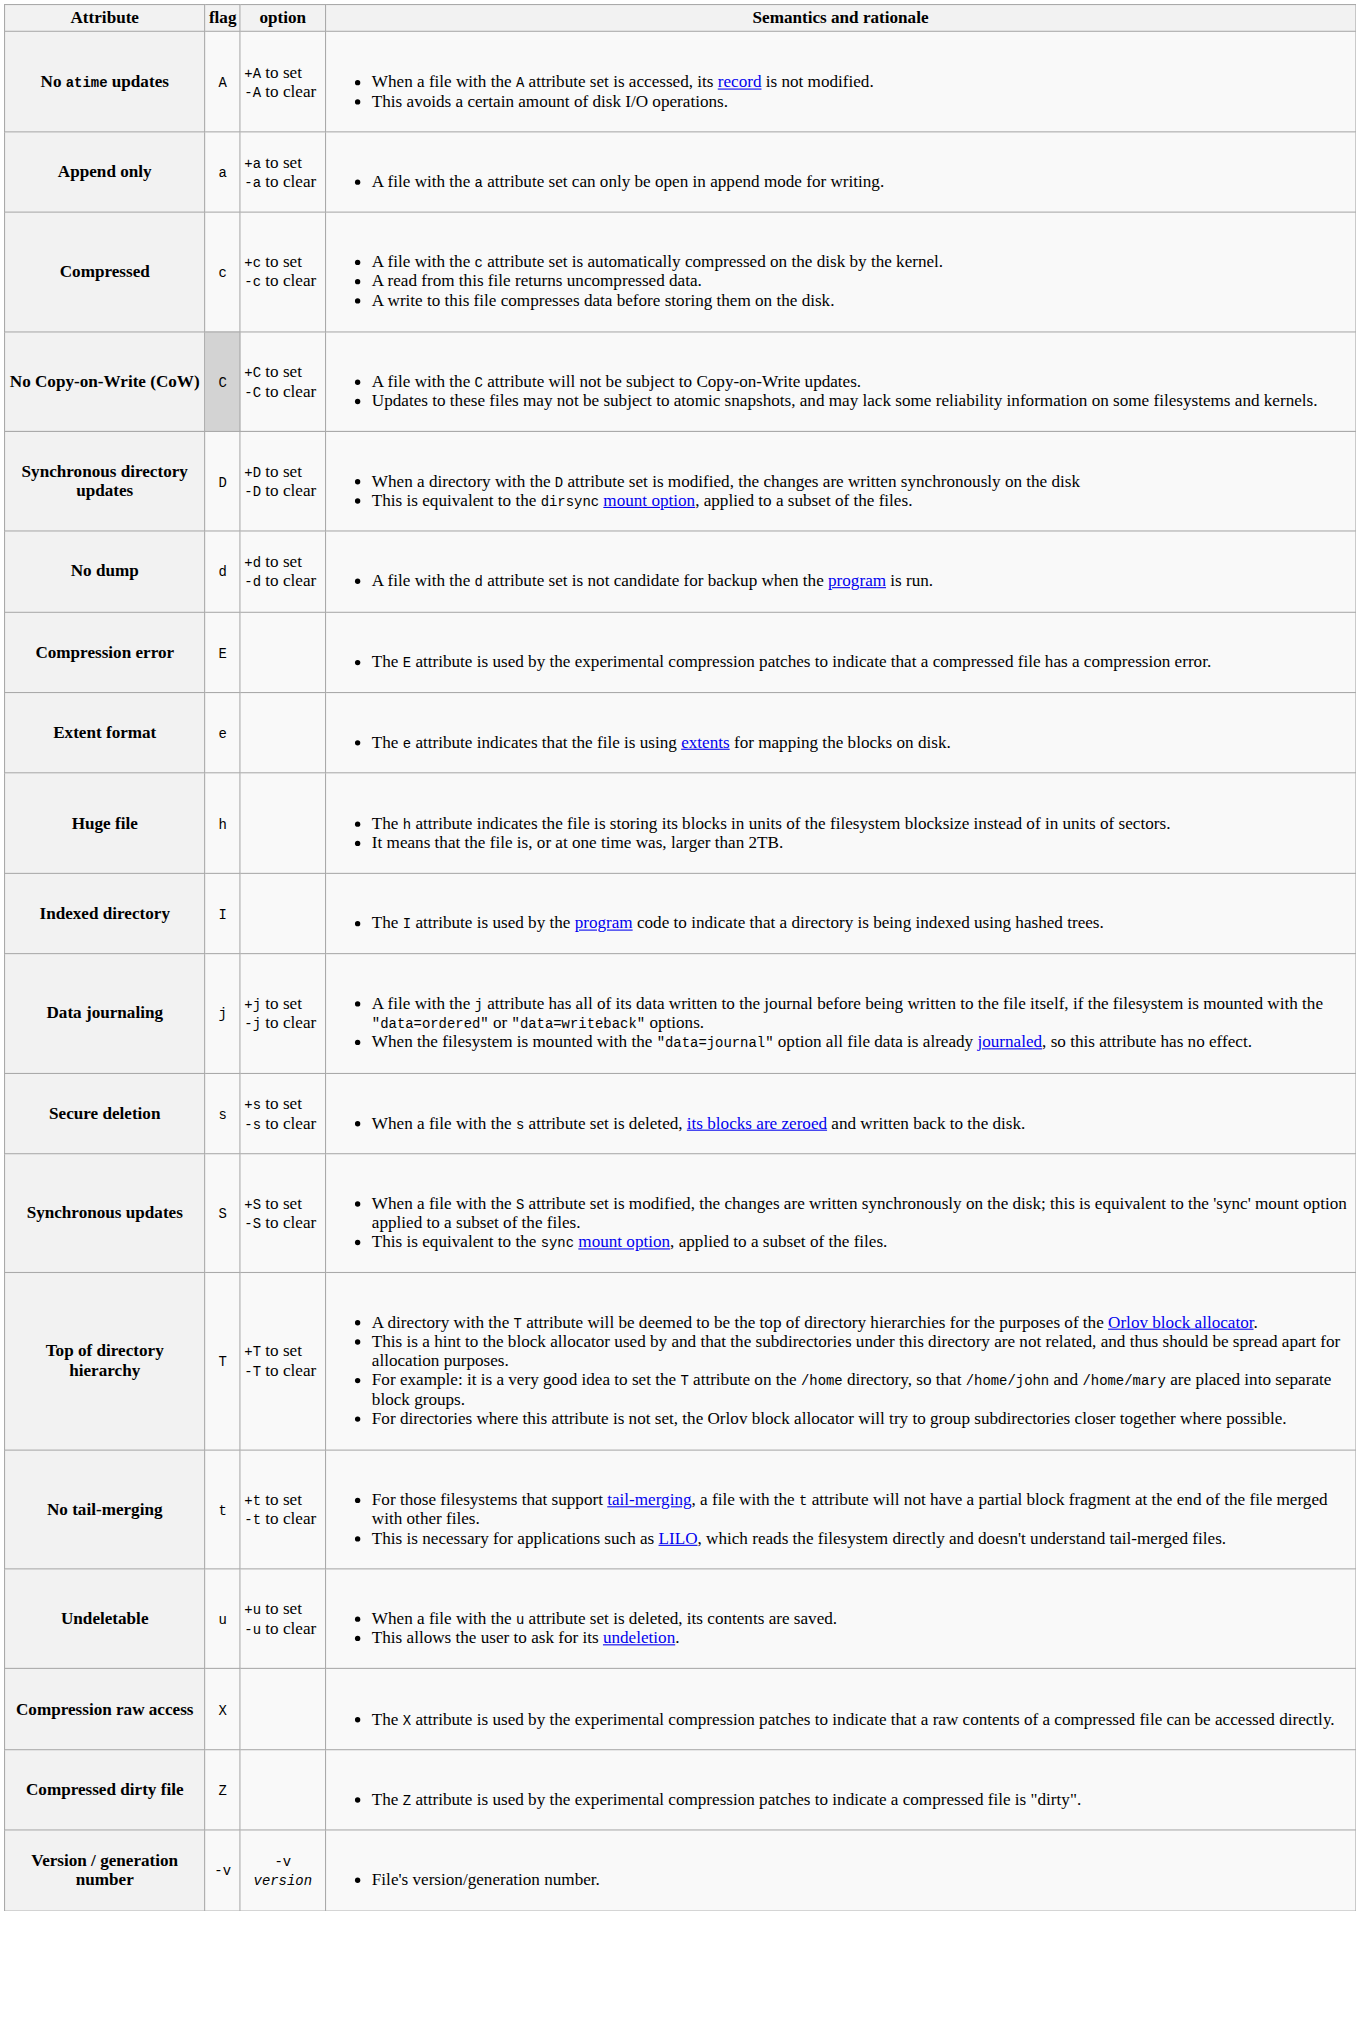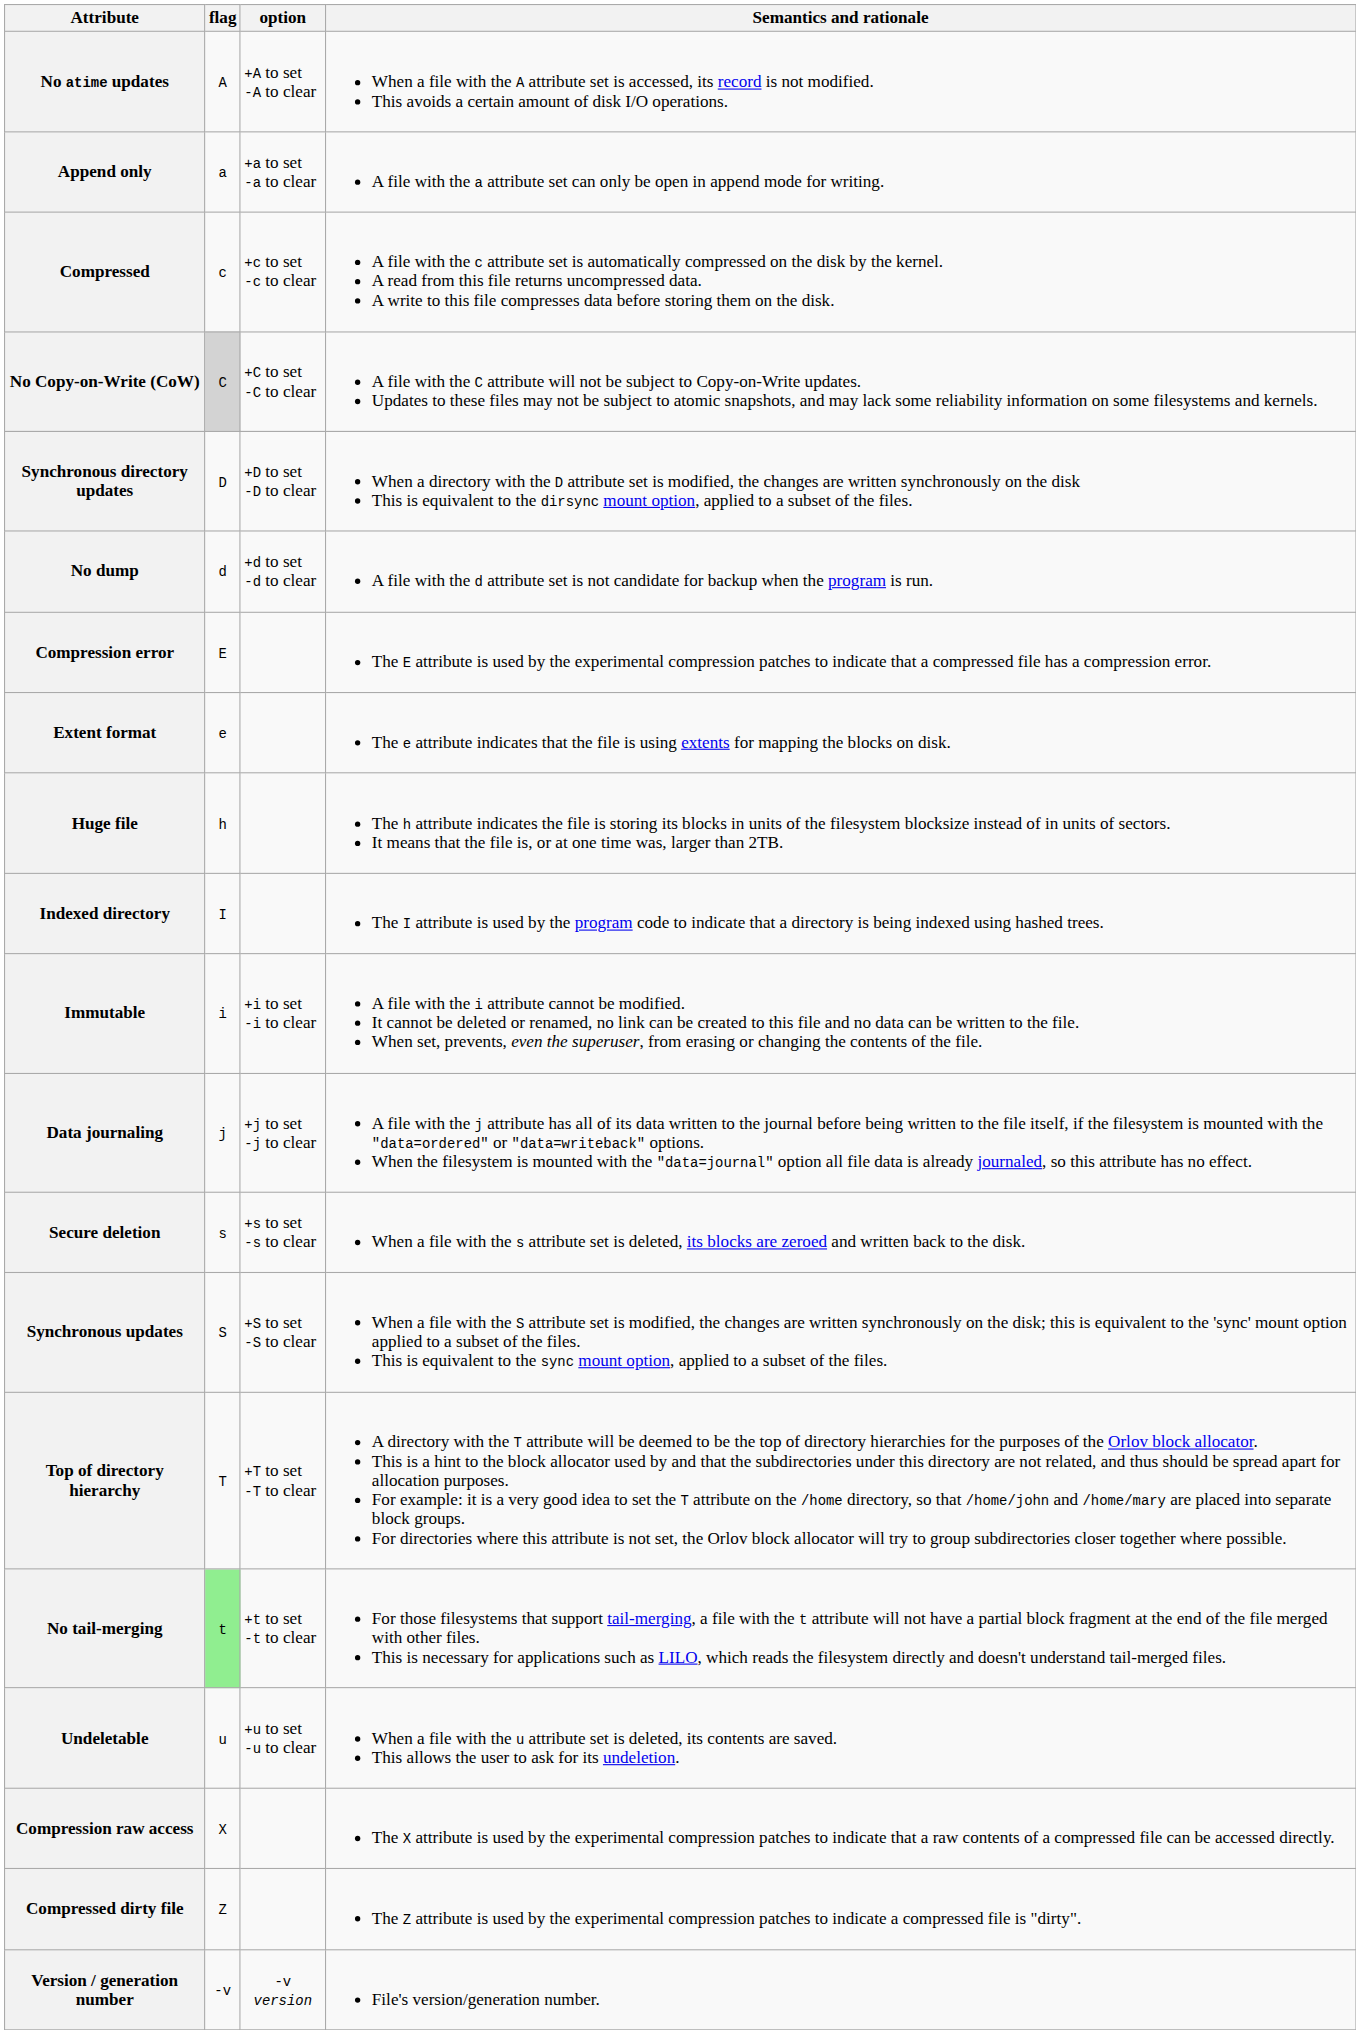+ row: (105, 1013)
(223, 1511) no background -> (223, 1630) lightgreen background
